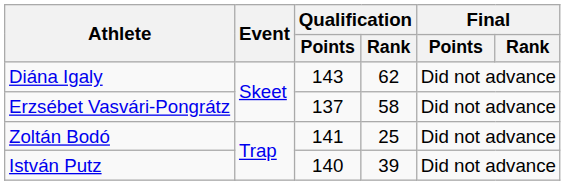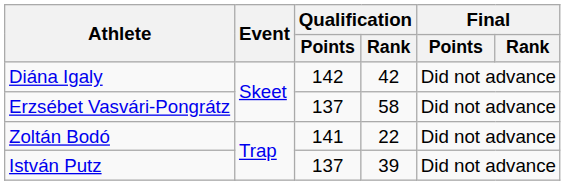(328, 77) 143 -> (328, 77) 142
(389, 77) 62 -> (389, 77) 42
(389, 136) 25 -> (389, 136) 22
(328, 166) 140 -> (328, 166) 137
